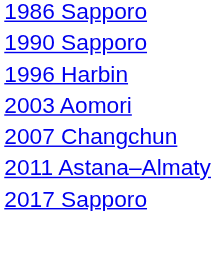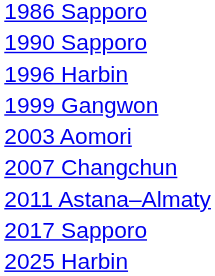+ row: (81, 105)
+ row: (66, 261)
